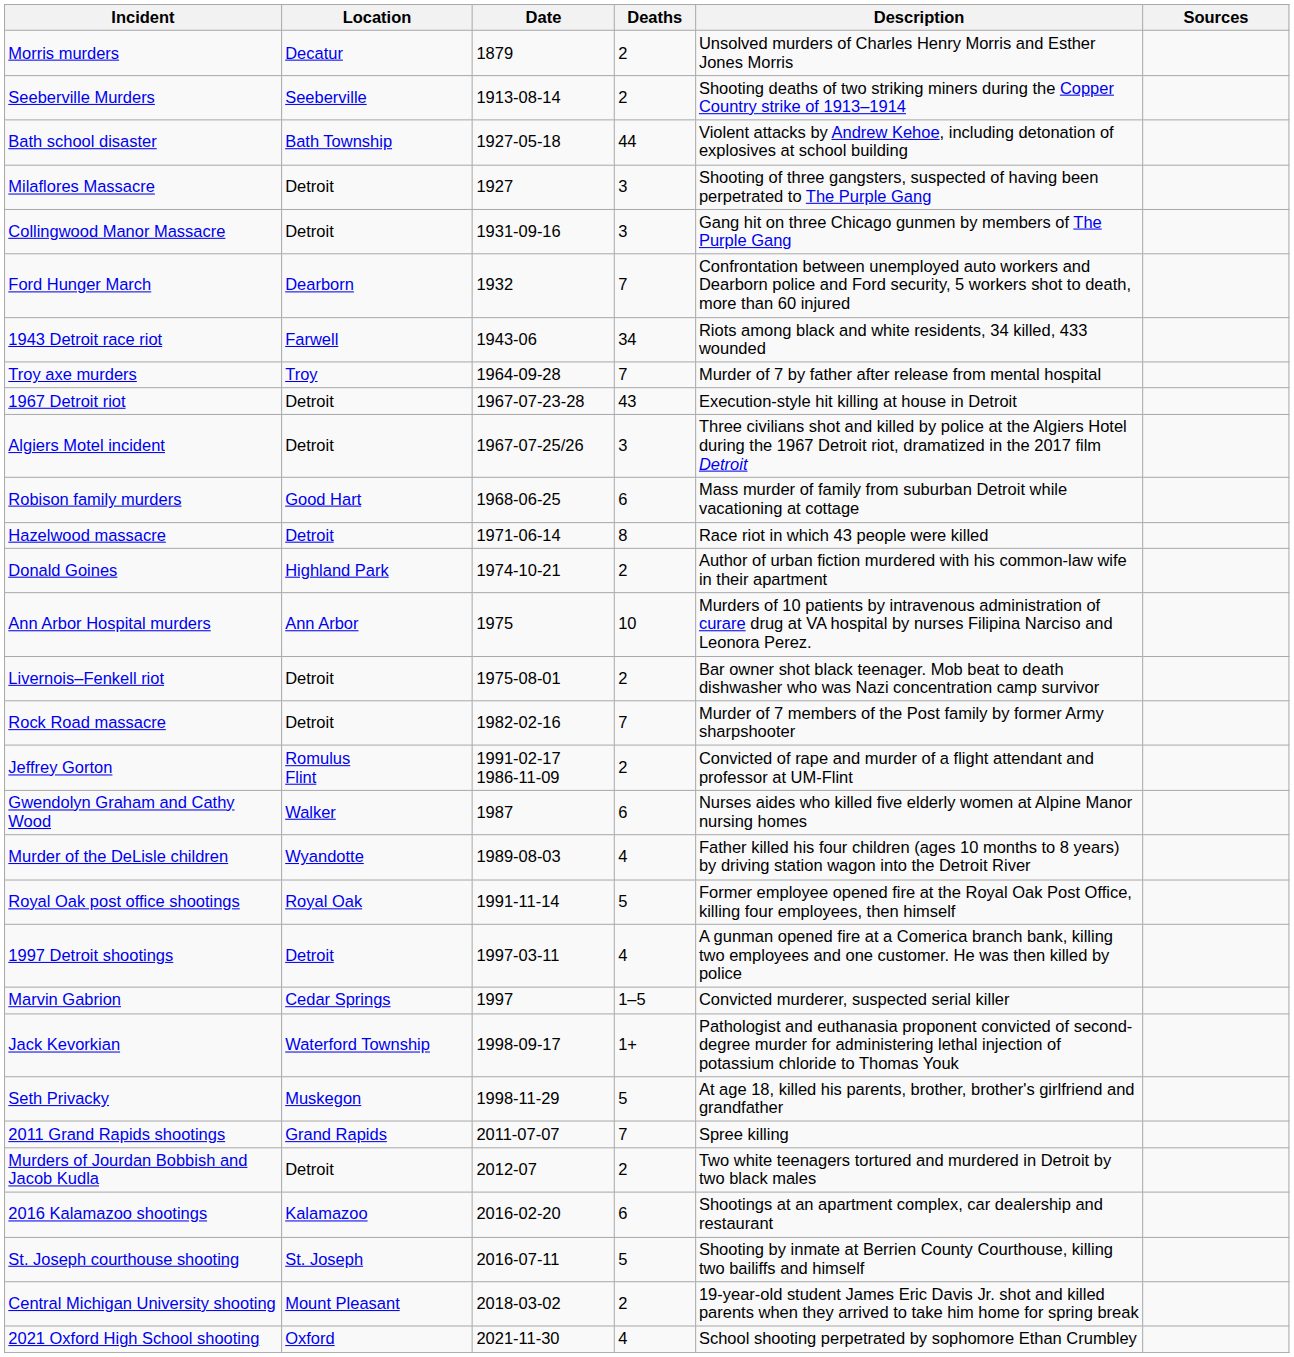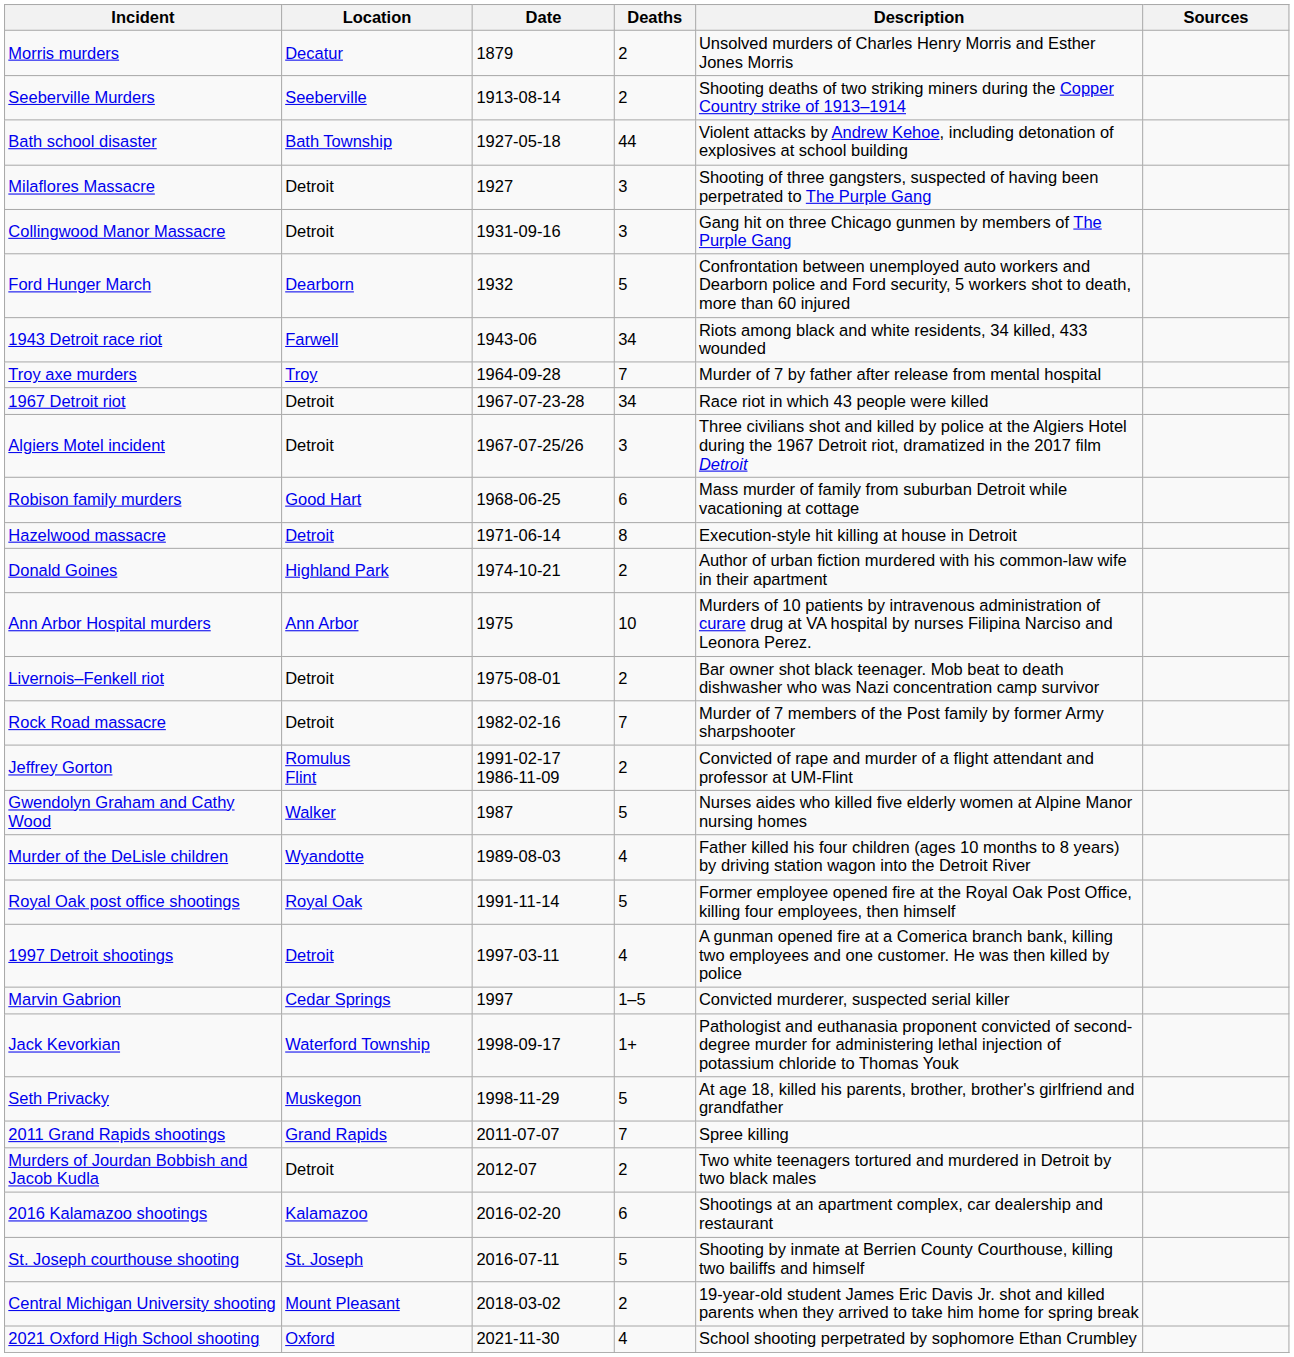(623, 285) 7 -> (623, 285) 5
(627, 401) 43 -> (627, 401) 34
(858, 401) Execution-style hit killing at house in Detroit -> (844, 401) Race riot in which 43 people were killed
(844, 535) Race riot in which 43 people were killed -> (858, 535) Execution-style hit killing at house in Detroit
(623, 812) 6 -> (623, 812) 5
